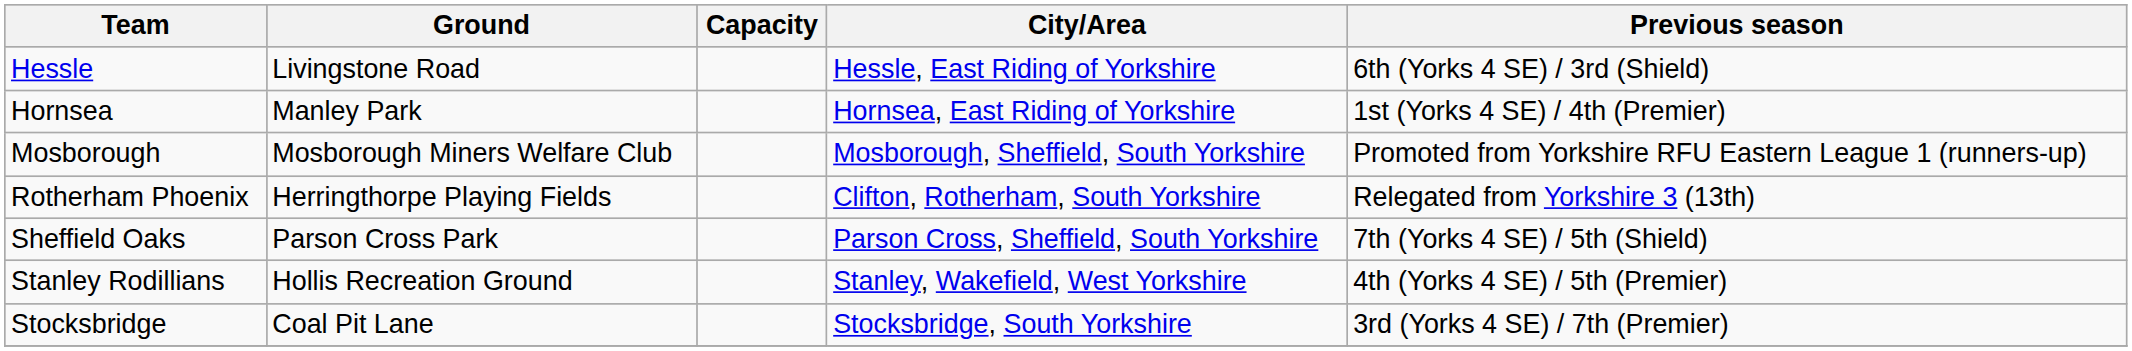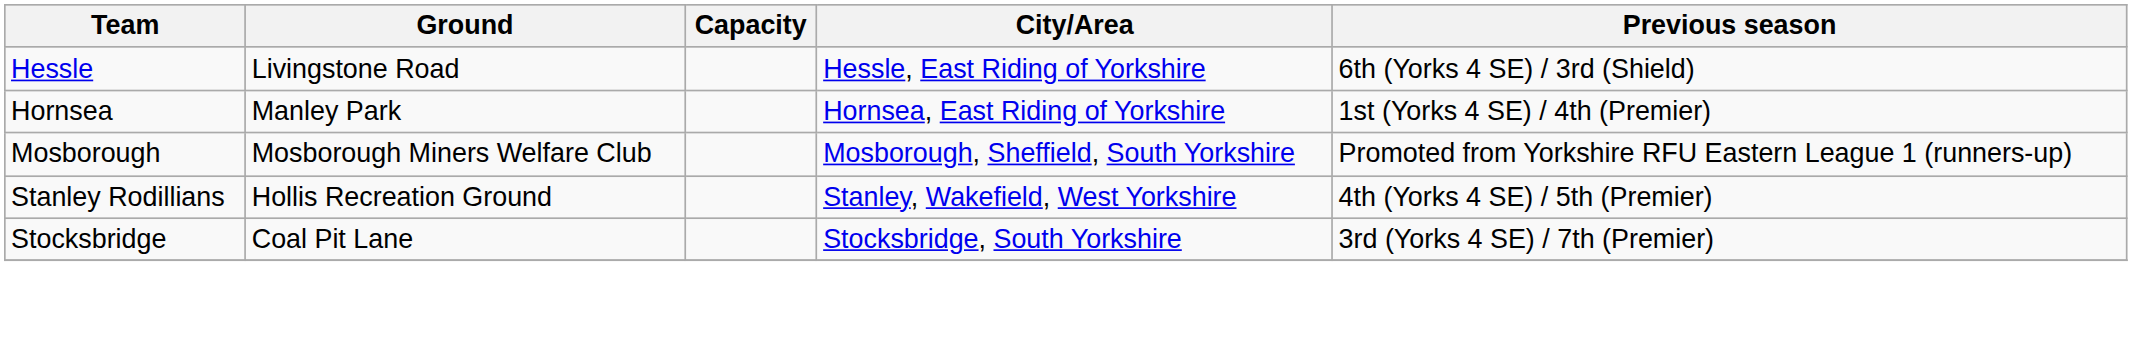- row: (130, 196)
- row: (98, 238)
